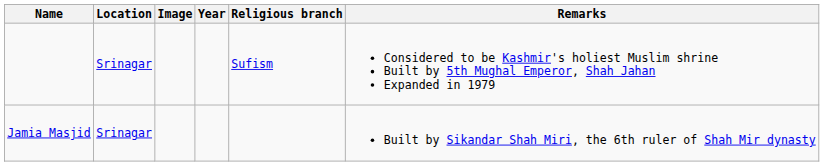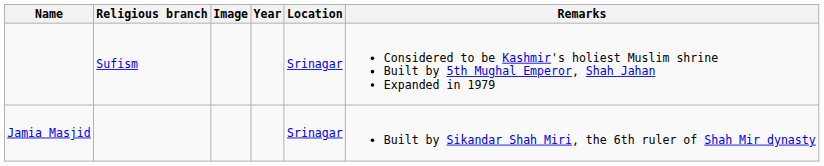columns swapped: (124, 14) <-> (287, 14)
